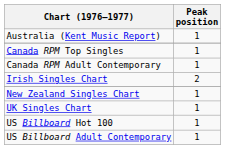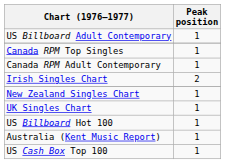rows swapped: (84, 36) <-> (89, 137)
+ row: (57, 151)
